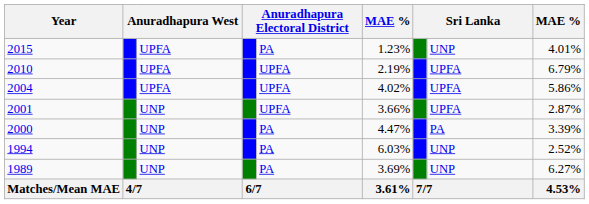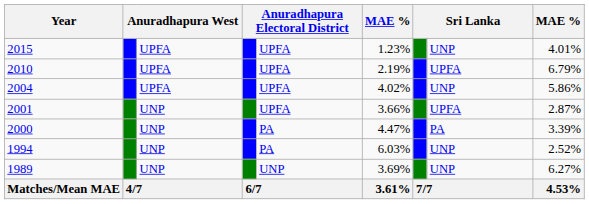(267, 48) PA -> (275, 48) UPFA
(446, 88) UPFA -> (442, 88) UNP
(267, 169) PA -> (272, 169) UNP
